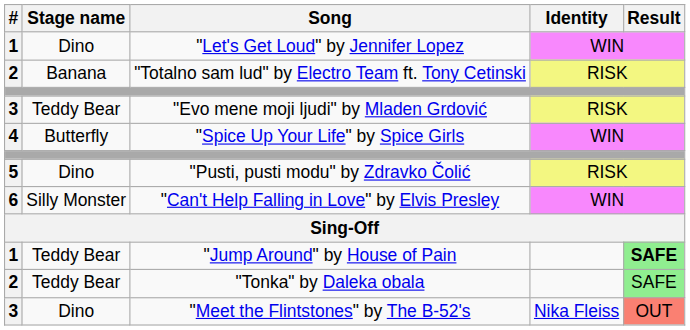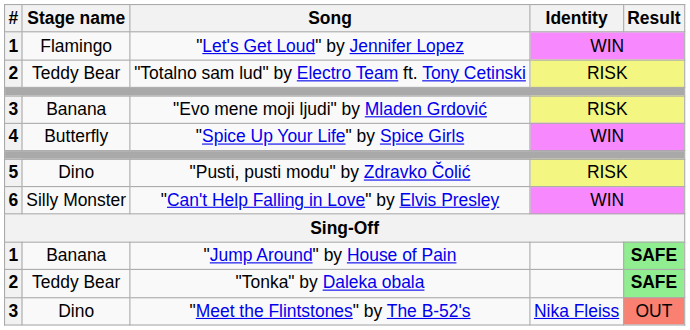(76, 45) Dino -> (76, 45) Flamingo
(76, 73) Banana -> (76, 73) Teddy Bear
(76, 109) Teddy Bear -> (76, 109) Banana
(76, 255) Teddy Bear -> (76, 255) Banana
(654, 283) normal -> (654, 283) bold
